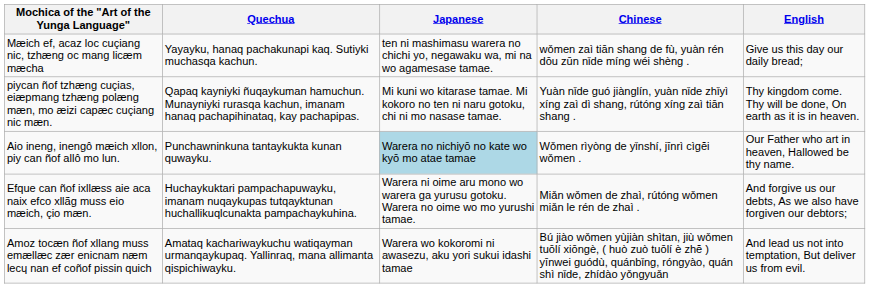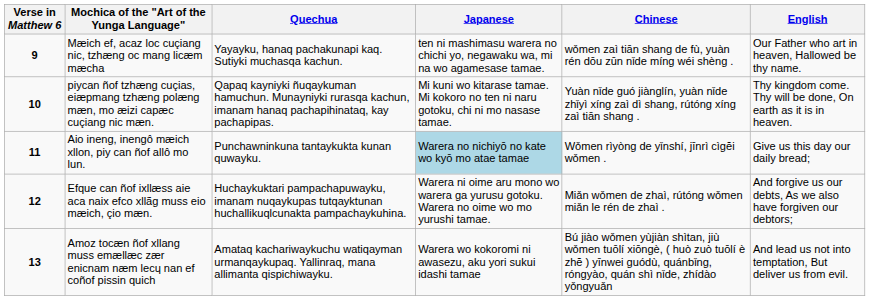+ column: (35, 19)
(795, 55) Give us this day our daily bread; -> (805, 55) Our Father who art in heaven, Hallowed be thy name.
(798, 152) Our Father who art in heaven, Hallowed be thy name. -> (802, 152) Give us this day our daily bread;
